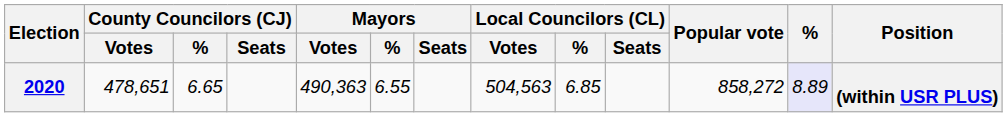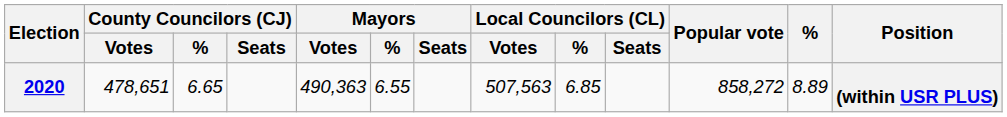(518, 87) 504,563 -> (518, 87) 507,563
(810, 87) lavender background -> (810, 87) no background
